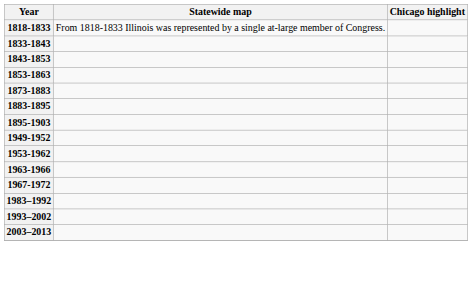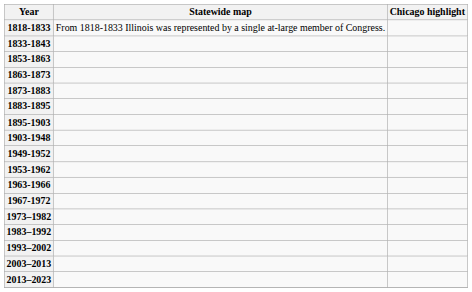- row: (29, 59)
+ row: (29, 75)
+ row: (29, 138)
+ row: (29, 216)
+ row: (29, 279)
